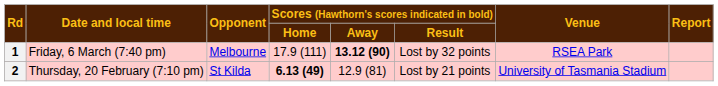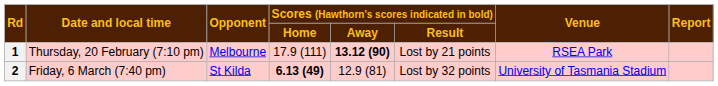(97, 52) Friday, 6 March (7:40 pm) -> (116, 52) Thursday, 20 February (7:10 pm)
(445, 52) Lost by 32 points -> (445, 52) Lost by 21 points
(116, 71) Thursday, 20 February (7:10 pm) -> (97, 71) Friday, 6 March (7:40 pm)
(445, 71) Lost by 21 points -> (445, 71) Lost by 32 points
